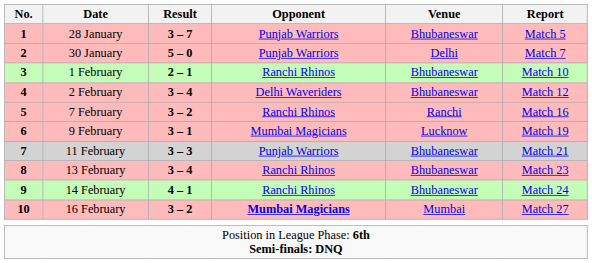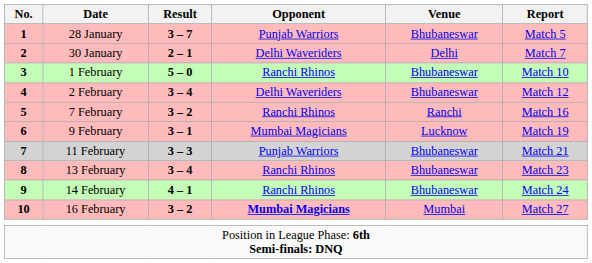(180, 53) 5 – 0 -> (180, 53) 2 – 1
(299, 53) Punjab Warriors -> (299, 53) Delhi Waveriders
(180, 72) 2 – 1 -> (180, 72) 5 – 0
